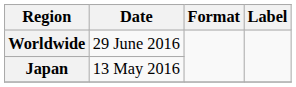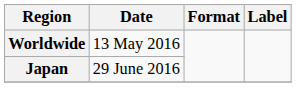(136, 43) 29 June 2016 -> (136, 43) 13 May 2016
(136, 69) 13 May 2016 -> (136, 69) 29 June 2016
